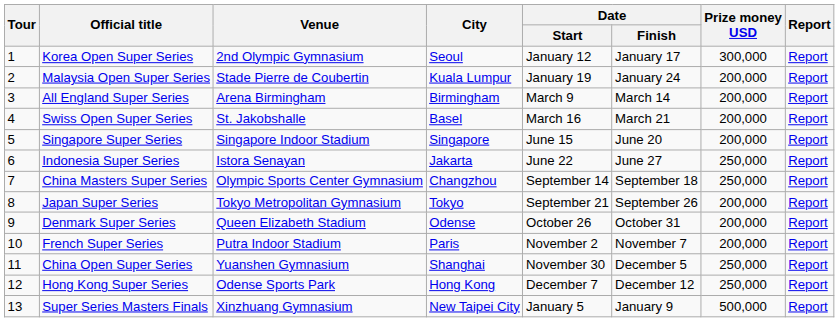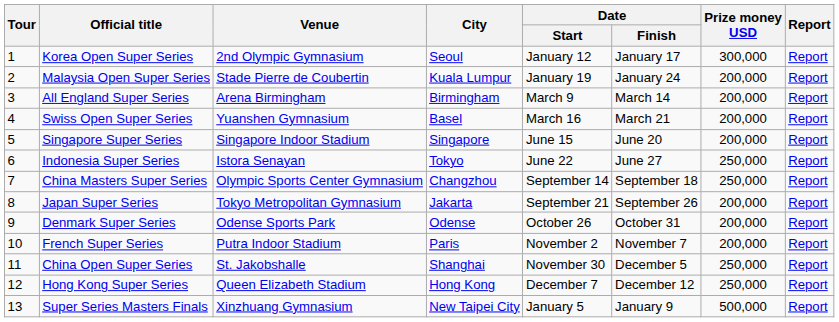(261, 118) St. Jakobshalle -> (283, 118) Yuanshen Gymnasium
(451, 160) Jakarta -> (446, 160) Tokyo
(446, 202) Tokyo -> (451, 202) Jakarta
(291, 222) Queen Elizabeth Stadium -> (276, 222) Odense Sports Park
(283, 264) Yuanshen Gymnasium -> (261, 264) St. Jakobshalle
(276, 285) Odense Sports Park -> (291, 285) Queen Elizabeth Stadium
